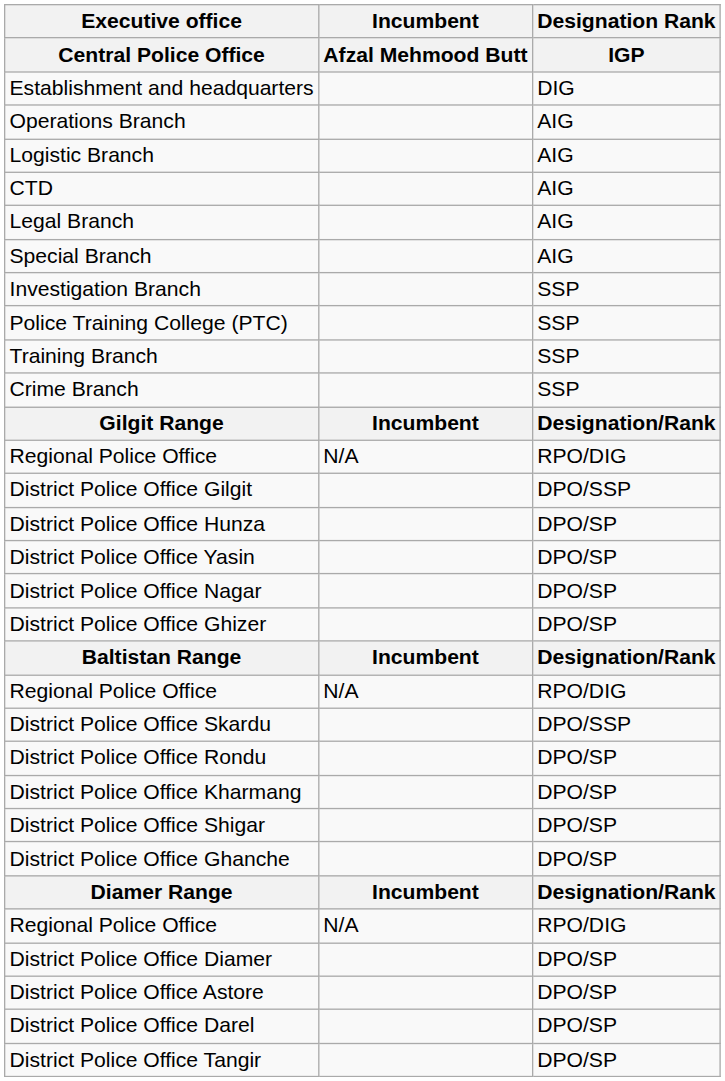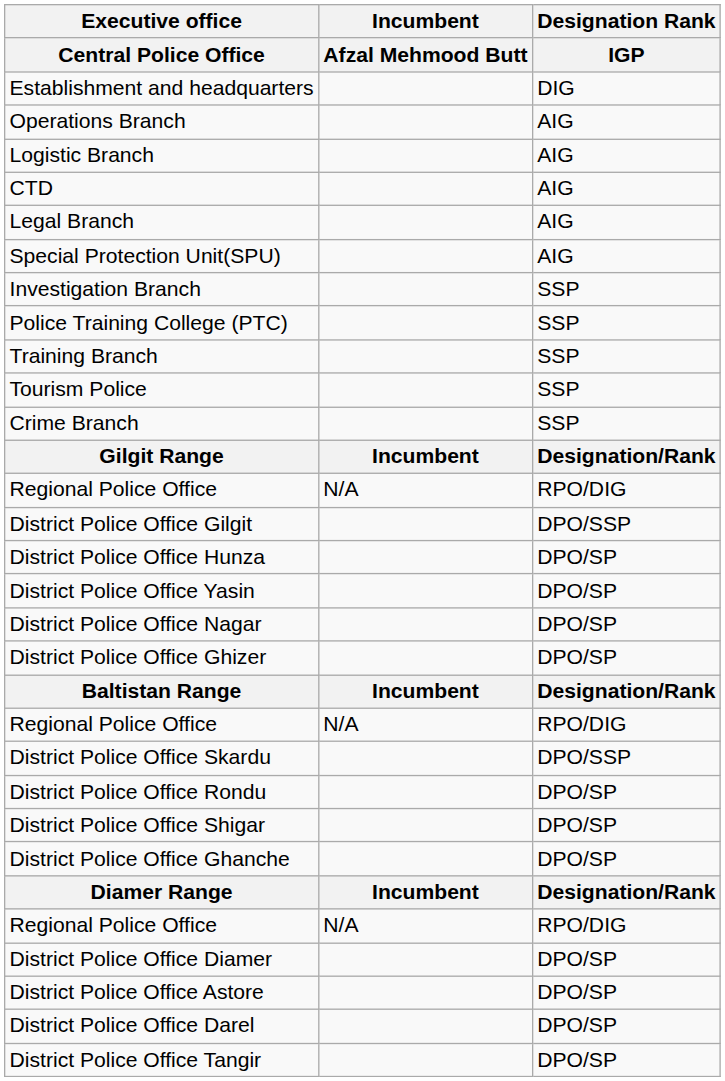+ row: (145, 255)
- row: (81, 255)
+ row: (78, 389)
- row: (155, 791)
